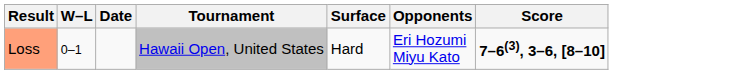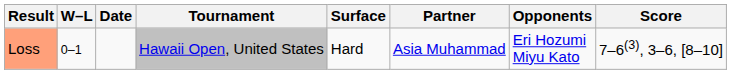+ column: (449, 16)
(542, 48) bold -> (661, 48) normal
